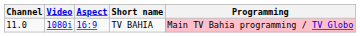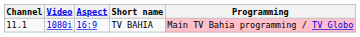(17, 25) 11.0 -> (17, 25) 11.1
